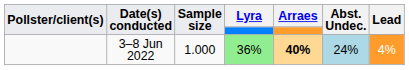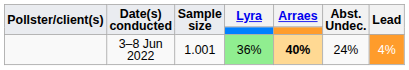(200, 50) 1.000 -> (200, 50) 1.001
(346, 50) lightblue background -> (346, 50) no background
